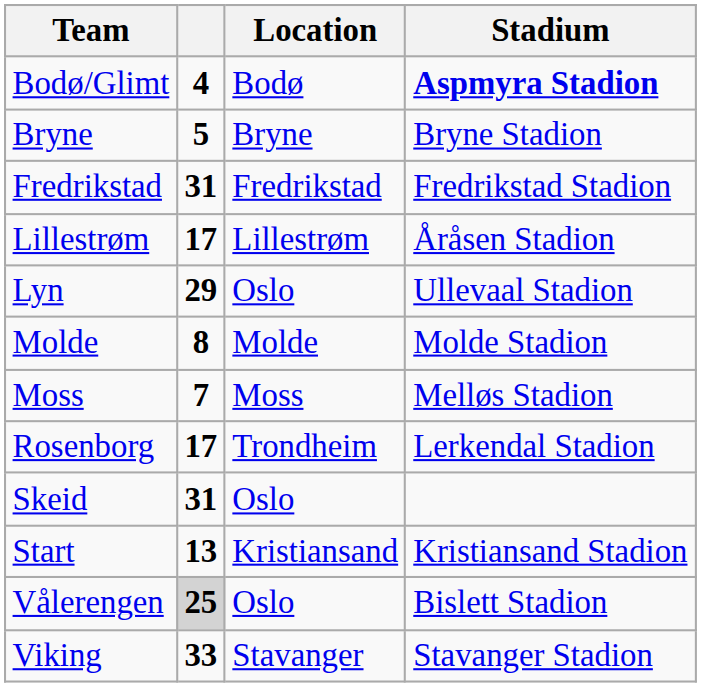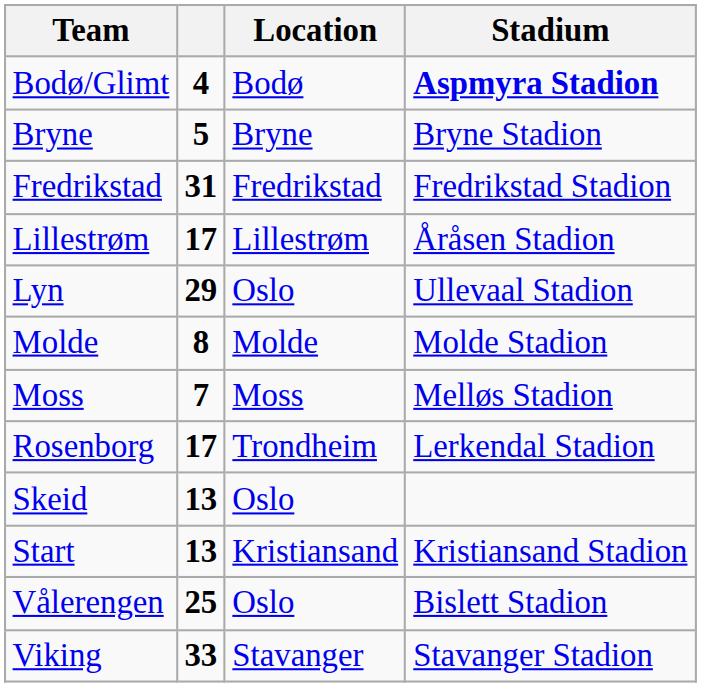(201, 498) 31 -> (201, 498) 13
(201, 602) lightgrey background -> (201, 602) no background
